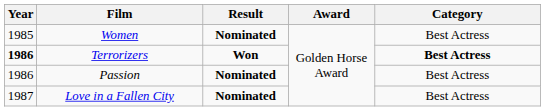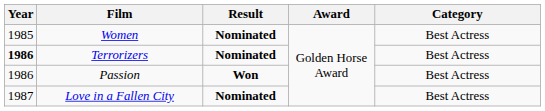(246, 55) Won -> (246, 55) Nominated
(457, 55) bold -> (457, 55) normal
(246, 75) Nominated -> (246, 75) Won
